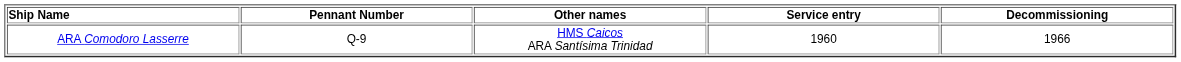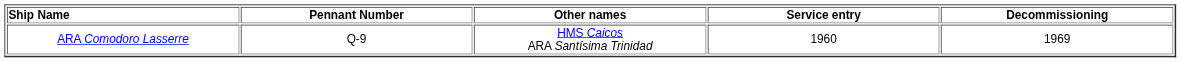(1057, 39) 1966 -> (1057, 39) 1969
